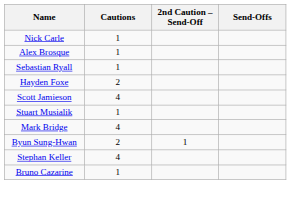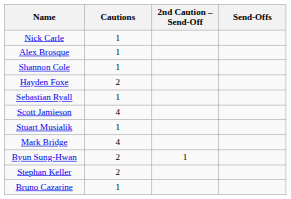+ row: (44, 67)
rows swapped: (44, 67) <-> (44, 82)
(118, 157) 4 -> (118, 172) 2
